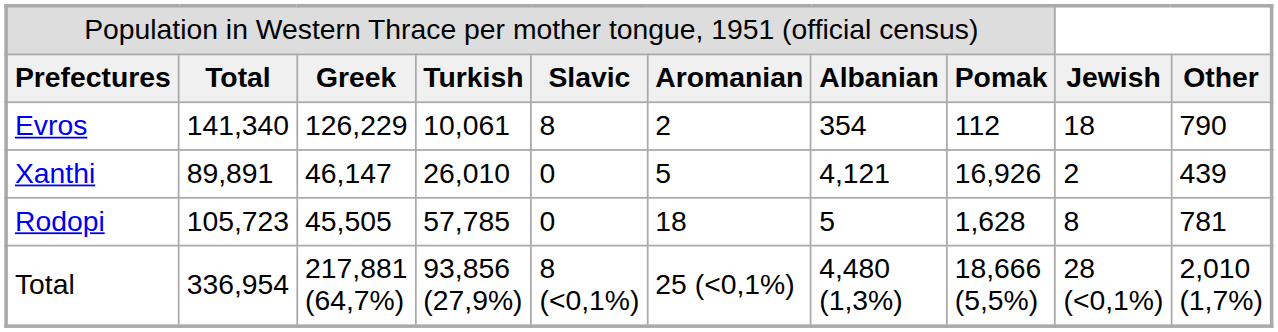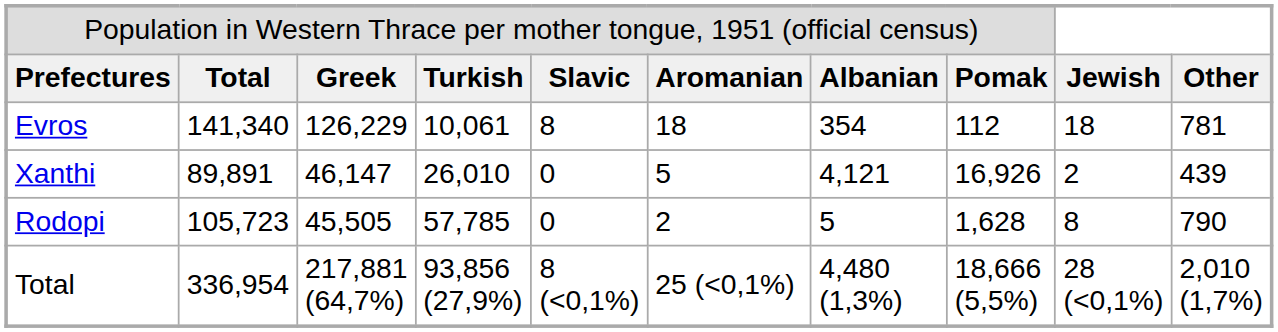(663, 125) 2 -> (671, 125) 18
(1203, 125) 790 -> (1203, 125) 781
(671, 221) 18 -> (663, 221) 2
(1203, 221) 781 -> (1203, 221) 790
